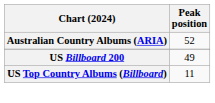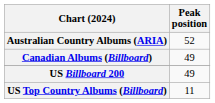+ row: (87, 57)
